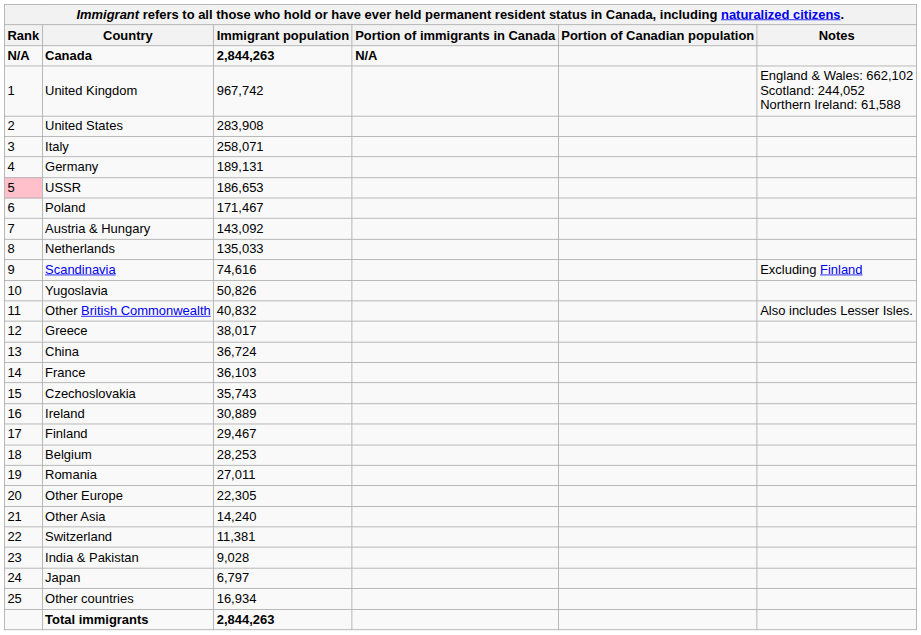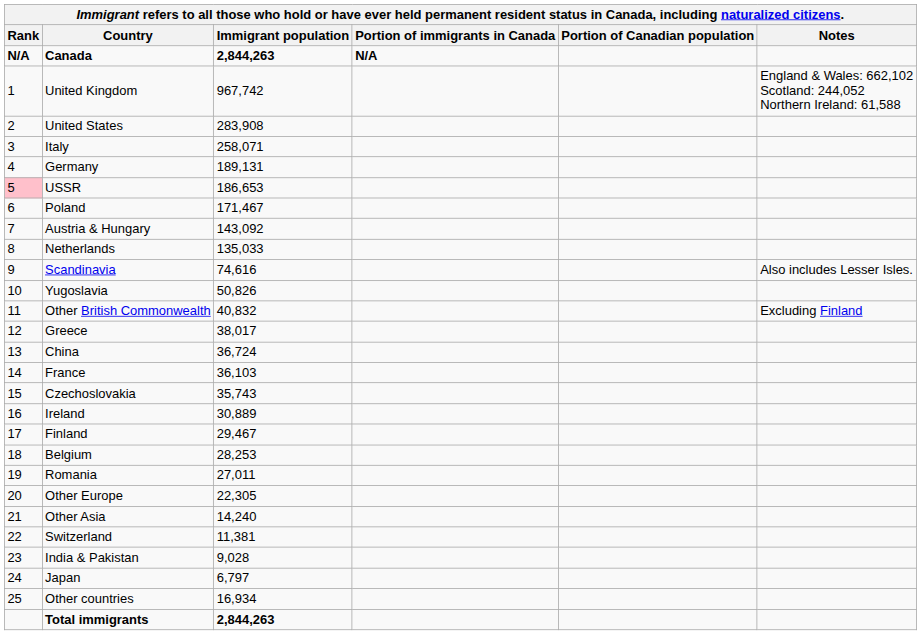(811, 270) Excluding Finland -> (837, 270) Also includes Lesser Isles.
(837, 311) Also includes Lesser Isles. -> (811, 311) Excluding Finland
